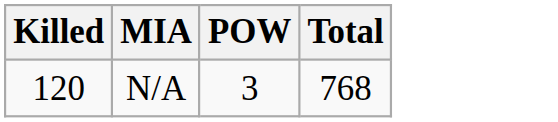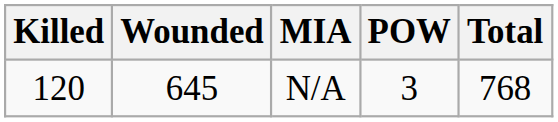+ column: (192, 32)
